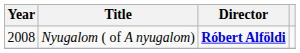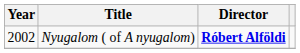(21, 37) 2008 -> (21, 37) 2002
